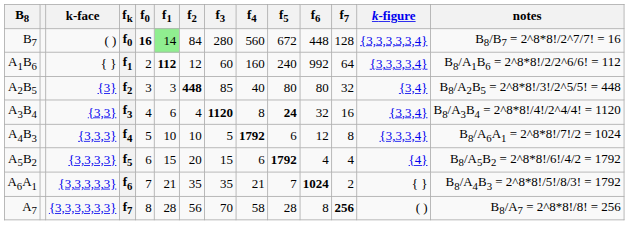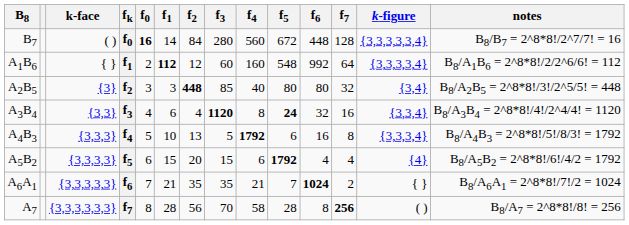(170, 40) lightgreen background -> (170, 40) no background
(287, 64) 240 -> (287, 64) 548
(195, 136) 10 -> (195, 136) 13
(322, 136) 12 -> (322, 136) 16
(540, 136) B8/A6A1 = 2^8*8!/7!/2 = 1024 -> (533, 136) B8/A4B3 = 2^8*8!/5!/8/3! = 1792
(533, 184) B8/A4B3 = 2^8*8!/5!/8/3! = 1792 -> (540, 184) B8/A6A1 = 2^8*8!/7!/2 = 1024
